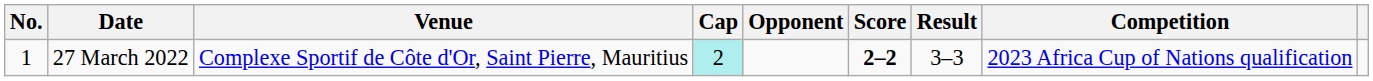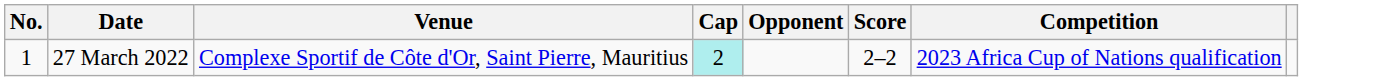- column: (947, 22)
(880, 57) bold -> (880, 57) normal
